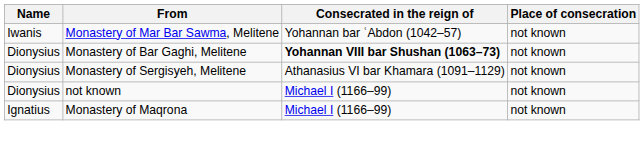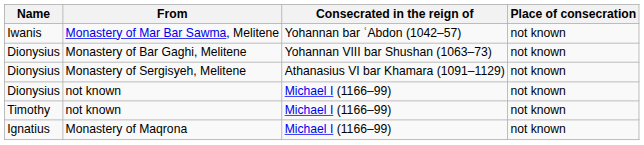(392, 52) bold -> (388, 52) normal
+ row: (29, 110)
